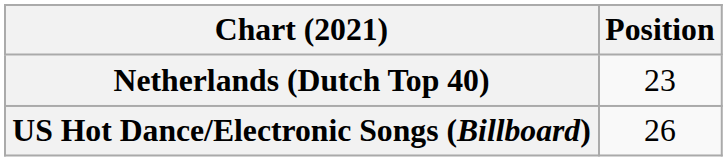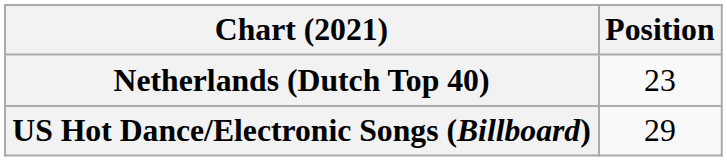(660, 130) 26 -> (660, 130) 29
